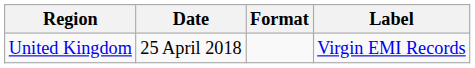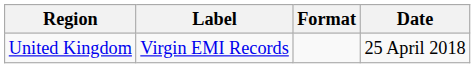columns swapped: (191, 18) <-> (391, 18)
